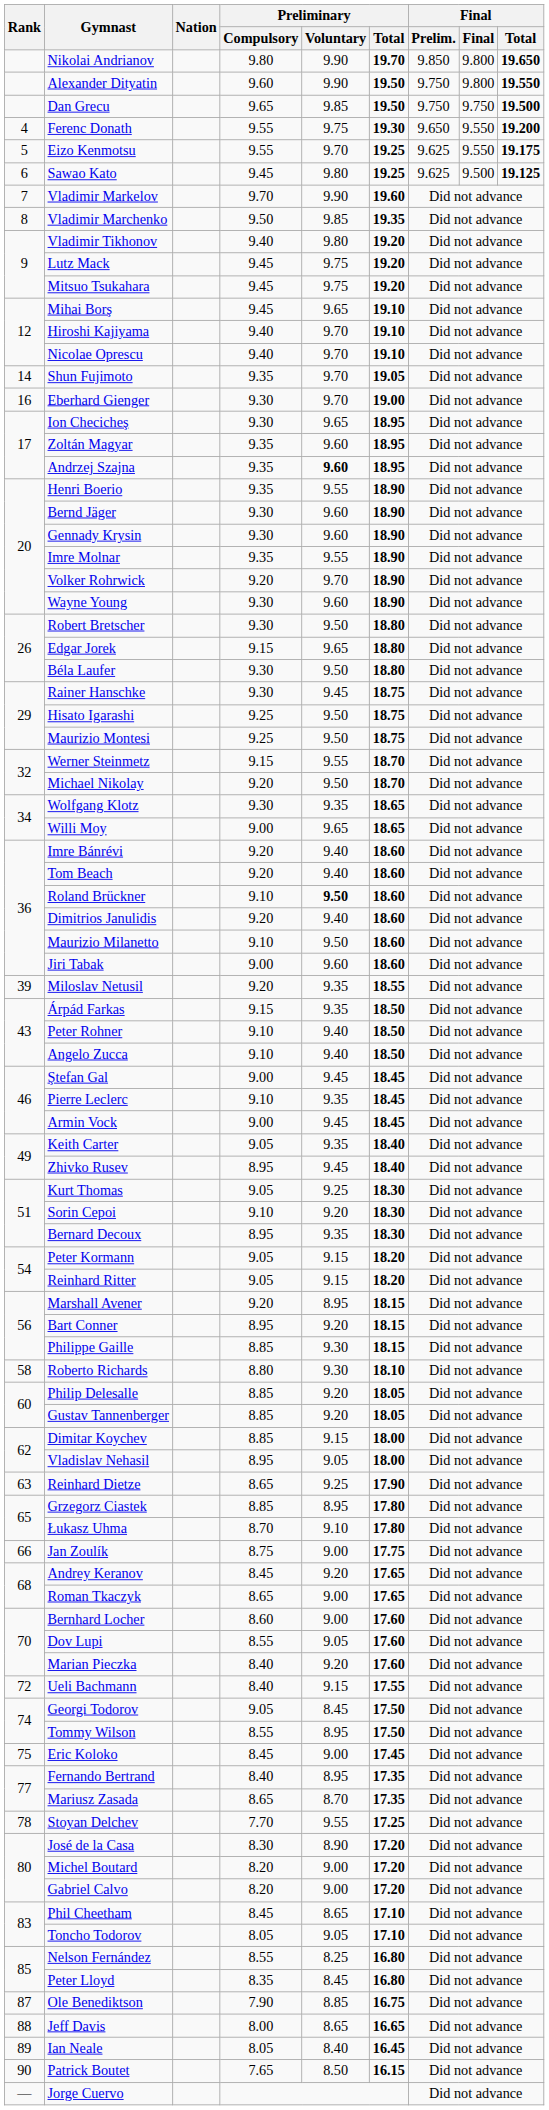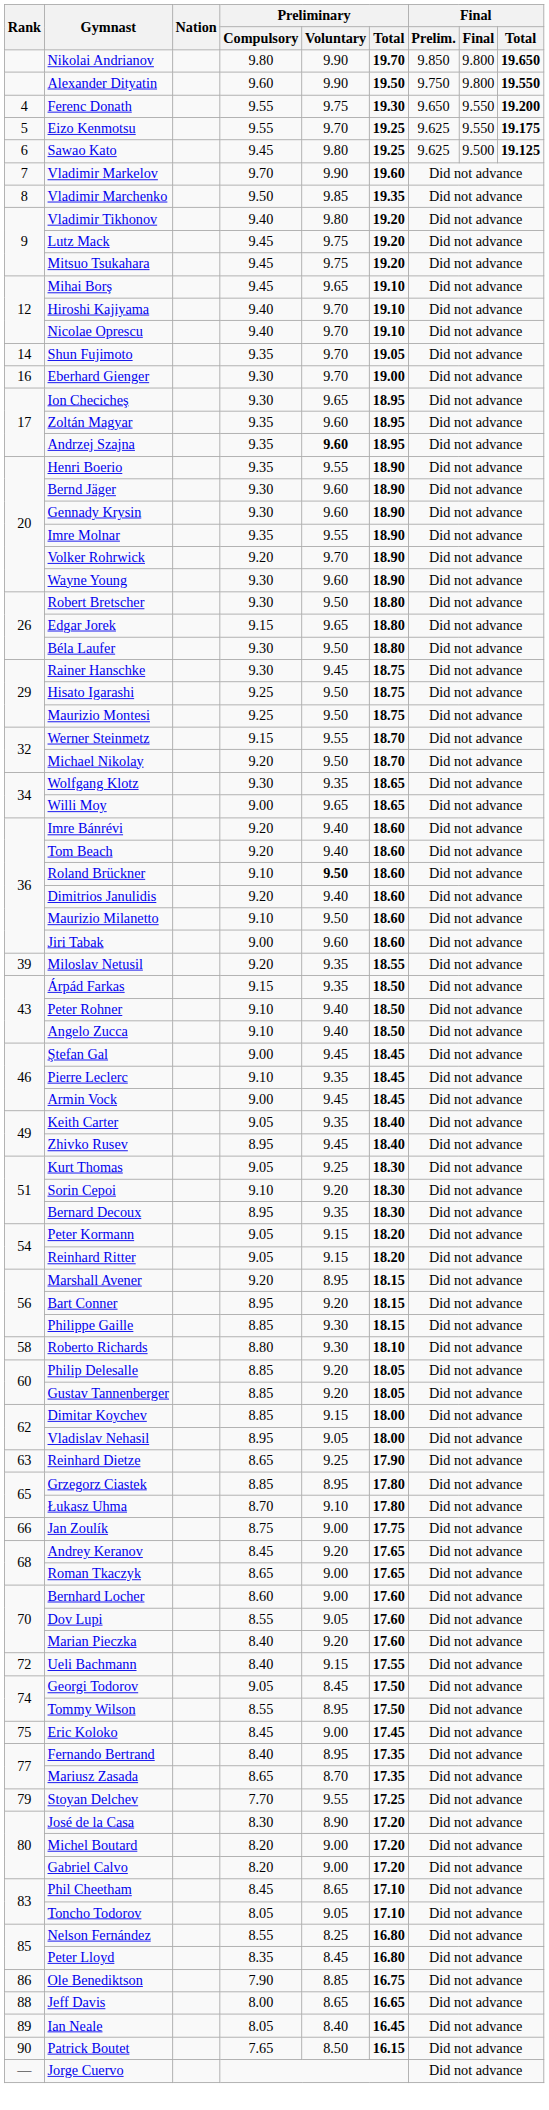- row: (79, 106)
(24, 1822) 78 -> (24, 1799) 79
(24, 2003) 87 -> (24, 1980) 86
